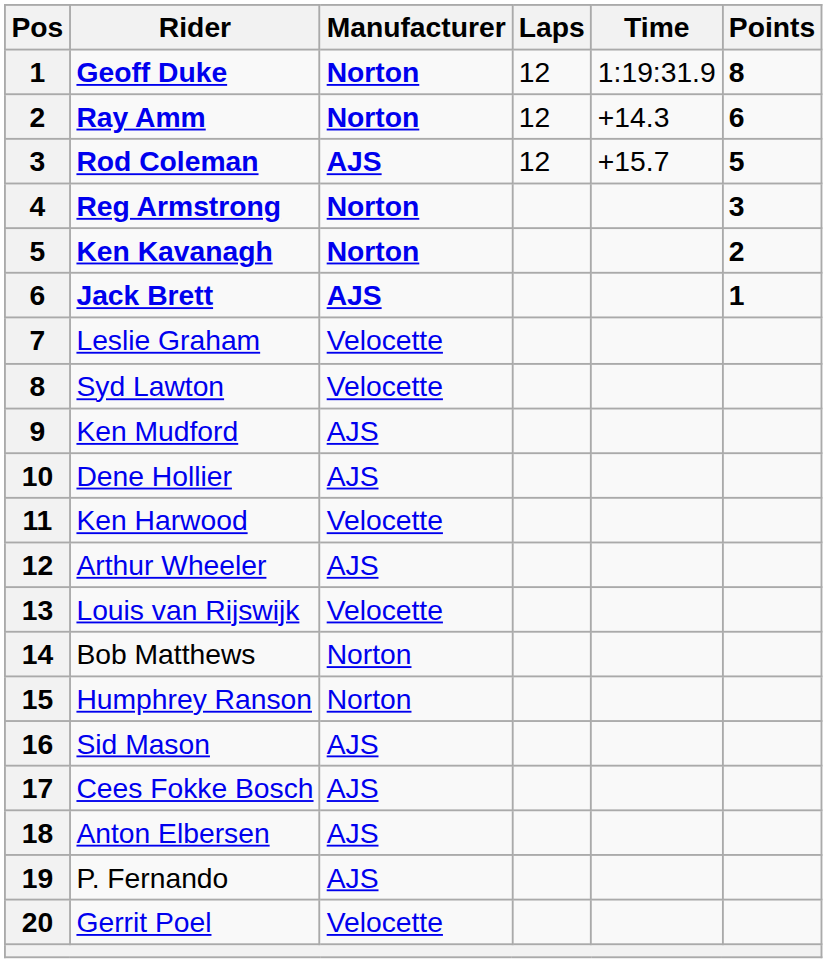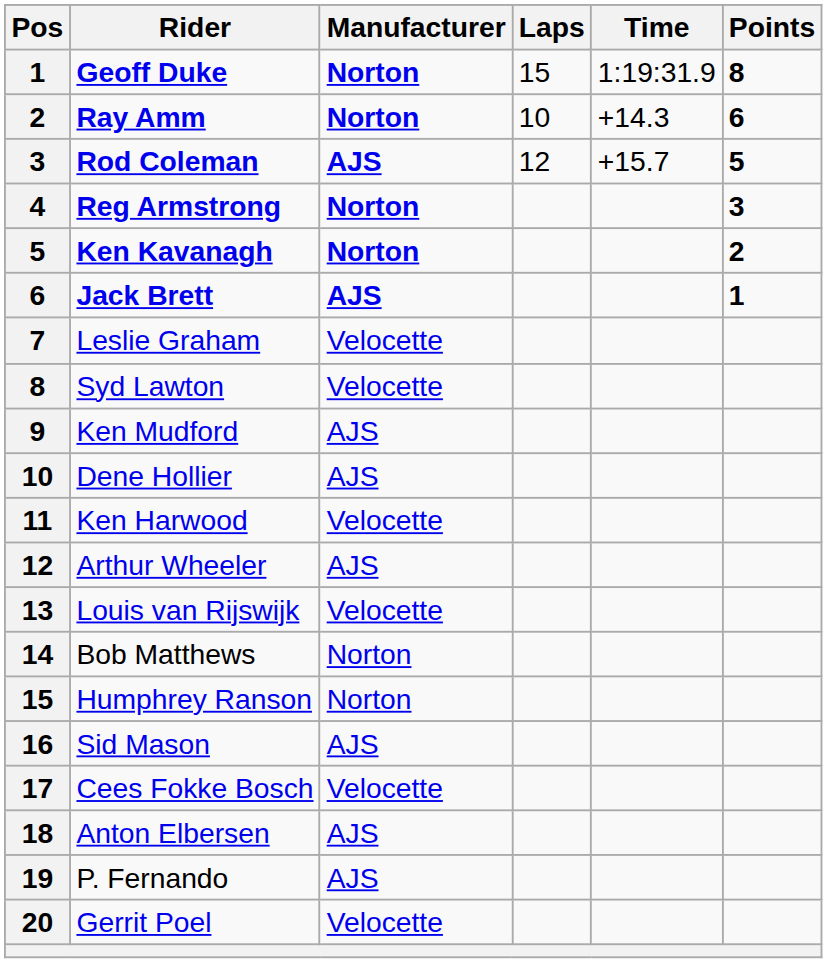(535, 72) 12 -> (535, 72) 15
(535, 117) 12 -> (535, 117) 10
(353, 788) AJS -> (385, 788) Velocette
